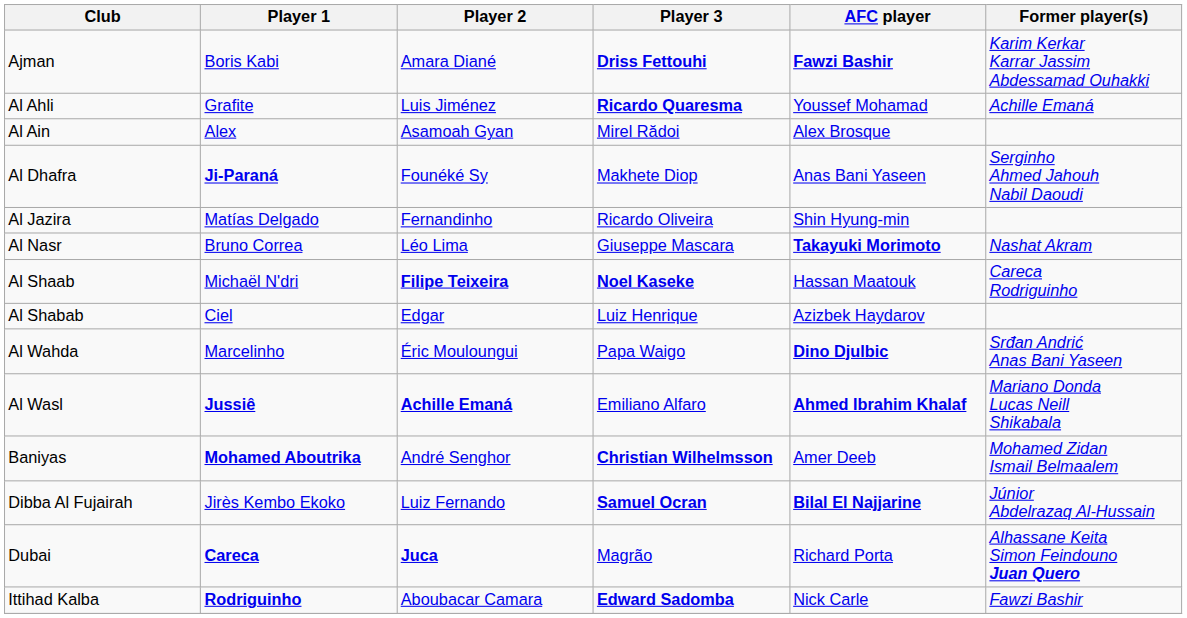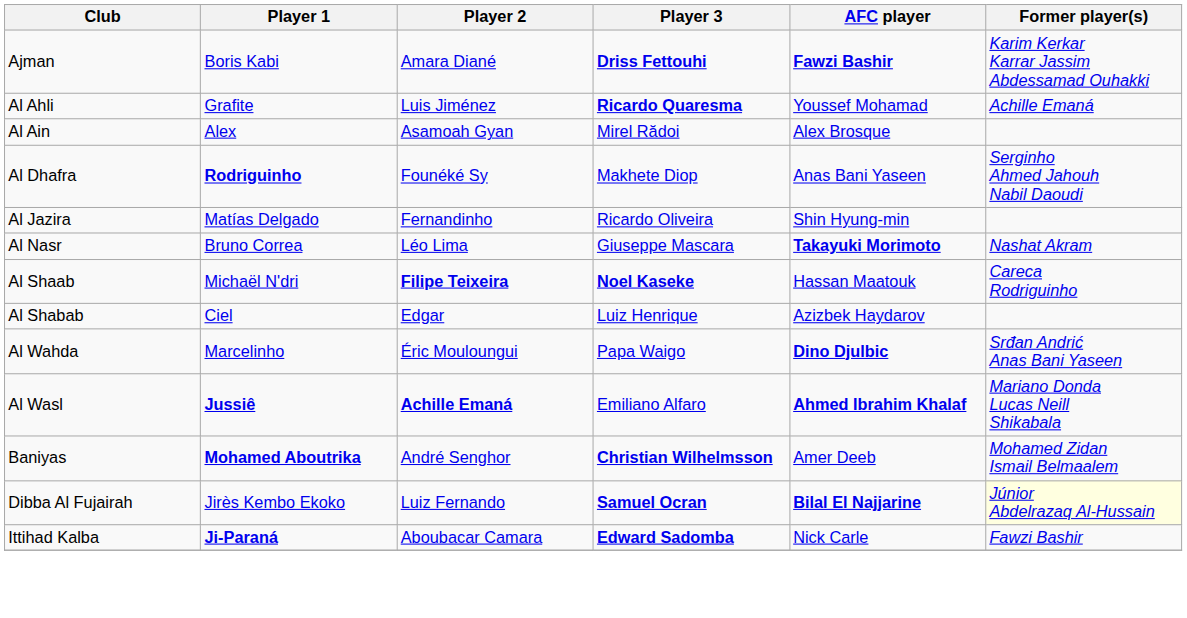(241, 176) Ji-Paraná -> (253, 176) Rodriguinho
(1072, 502) no background -> (1072, 502) lightyellow background
- row: (30, 555)
(253, 600) Rodriguinho -> (241, 537) Ji-Paraná
